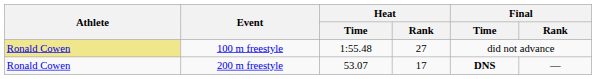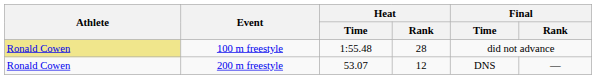(421, 48) 27 -> (421, 48) 28
(421, 66) 17 -> (421, 66) 12
(485, 66) bold -> (485, 66) normal
